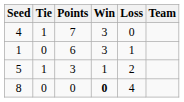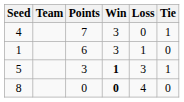columns swapped: (162, 13) <-> (44, 13)
(104, 69) normal -> (116, 69) bold
(132, 69) 2 -> (143, 69) 3
